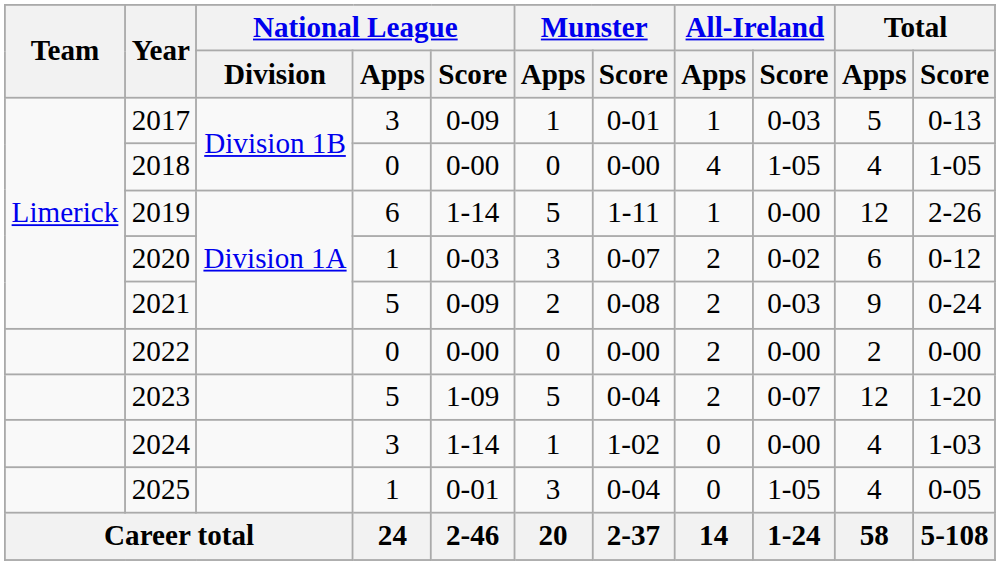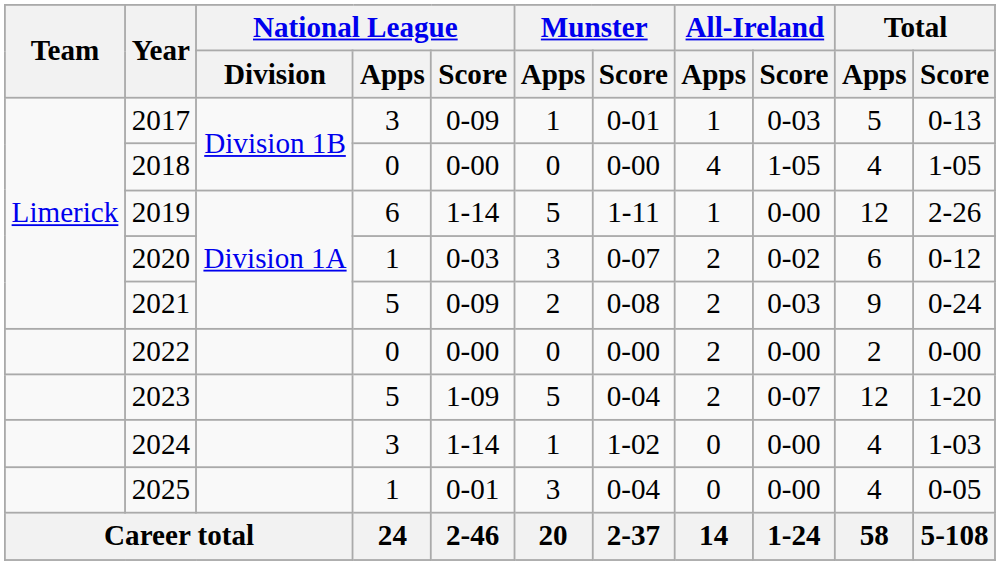(794, 489) 1-05 -> (794, 489) 0-00
